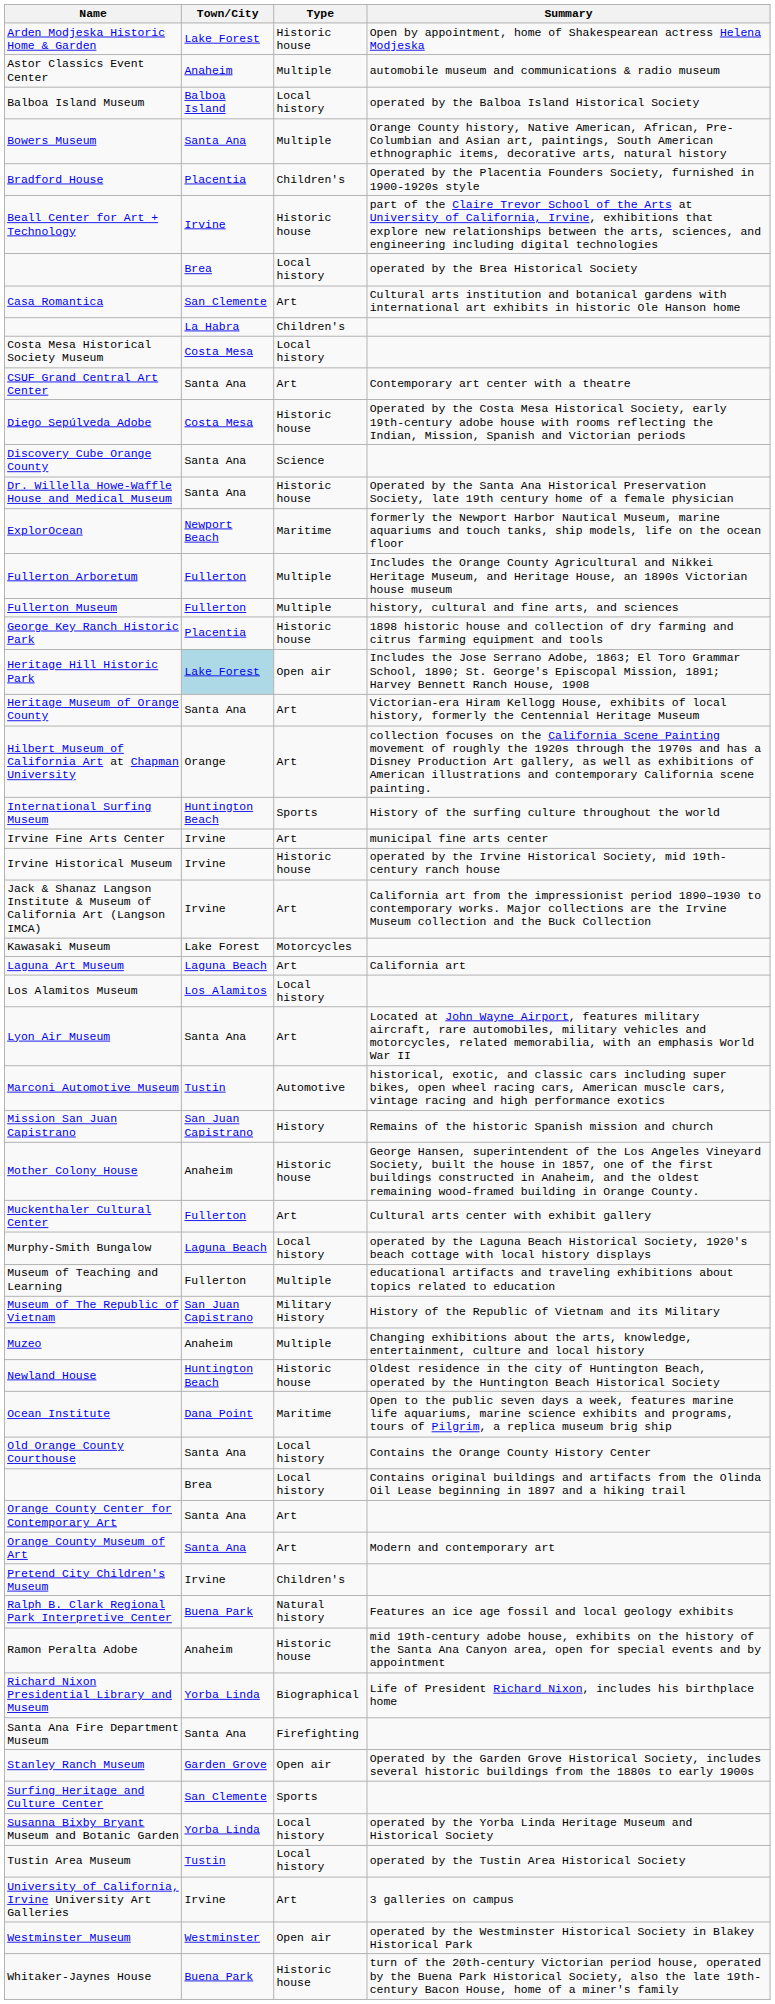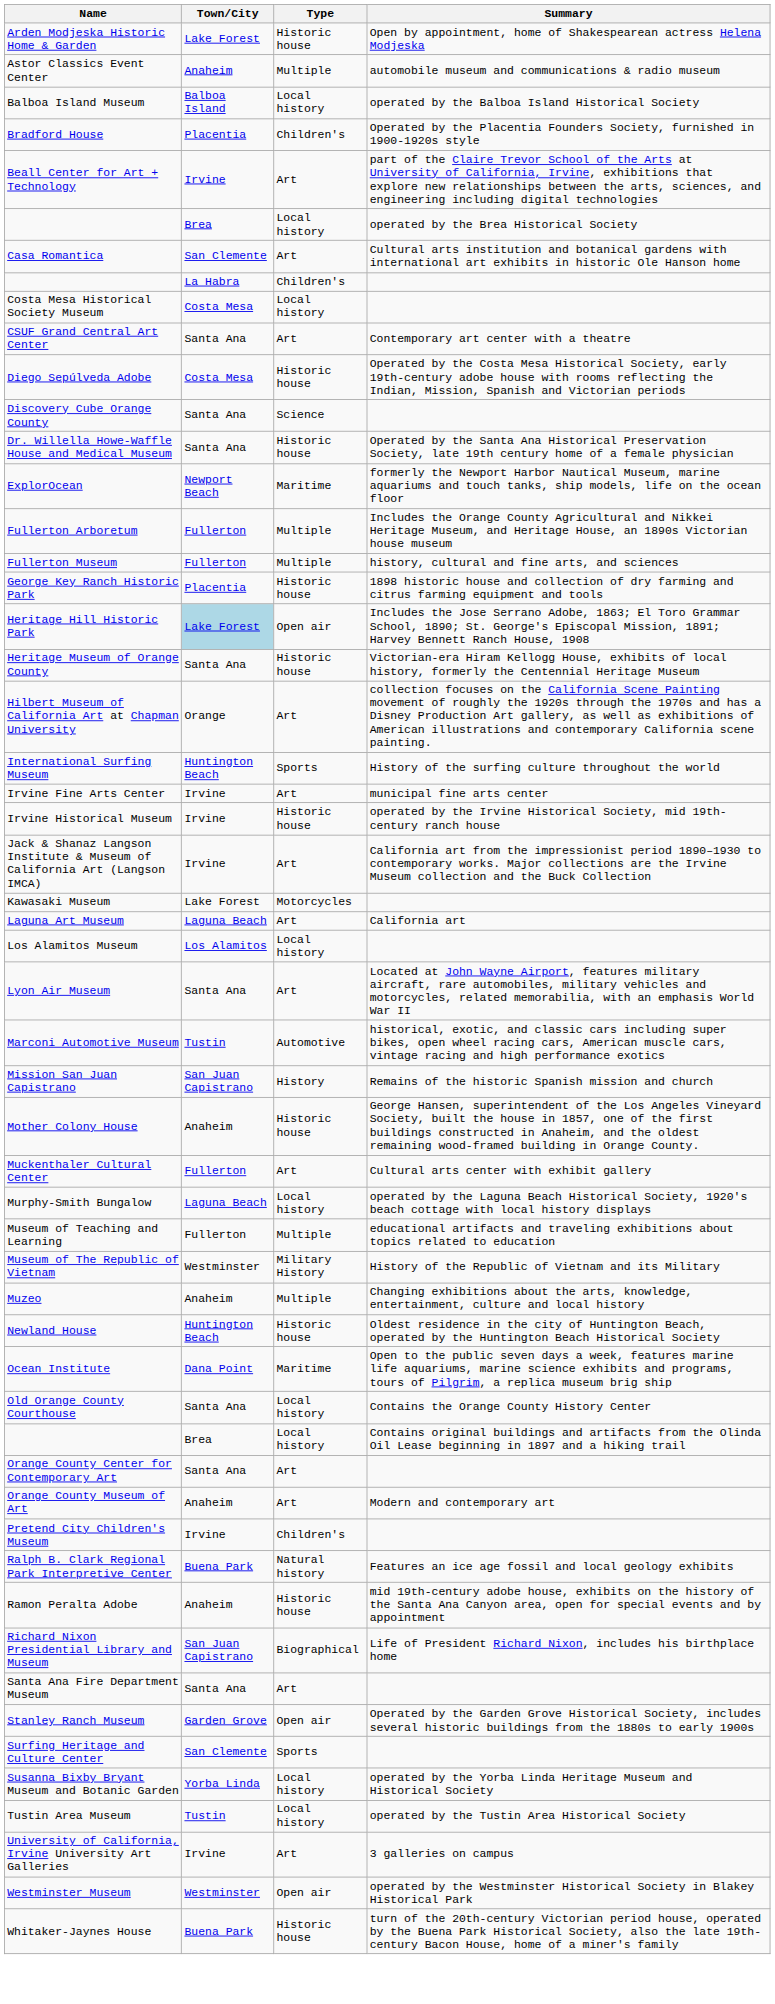- row: (52, 141)
(304, 225) Historic house -> (287, 180) Art
(287, 710) Art -> (304, 665) Historic house
(219, 1312) San Juan Capistrano -> (222, 1267) Westminster
(215, 1548) Santa Ana -> (208, 1503) Anaheim
(222, 1695) Yorba Linda -> (219, 1650) San Juan Capistrano
(318, 1734) Firefighting -> (287, 1689) Art
